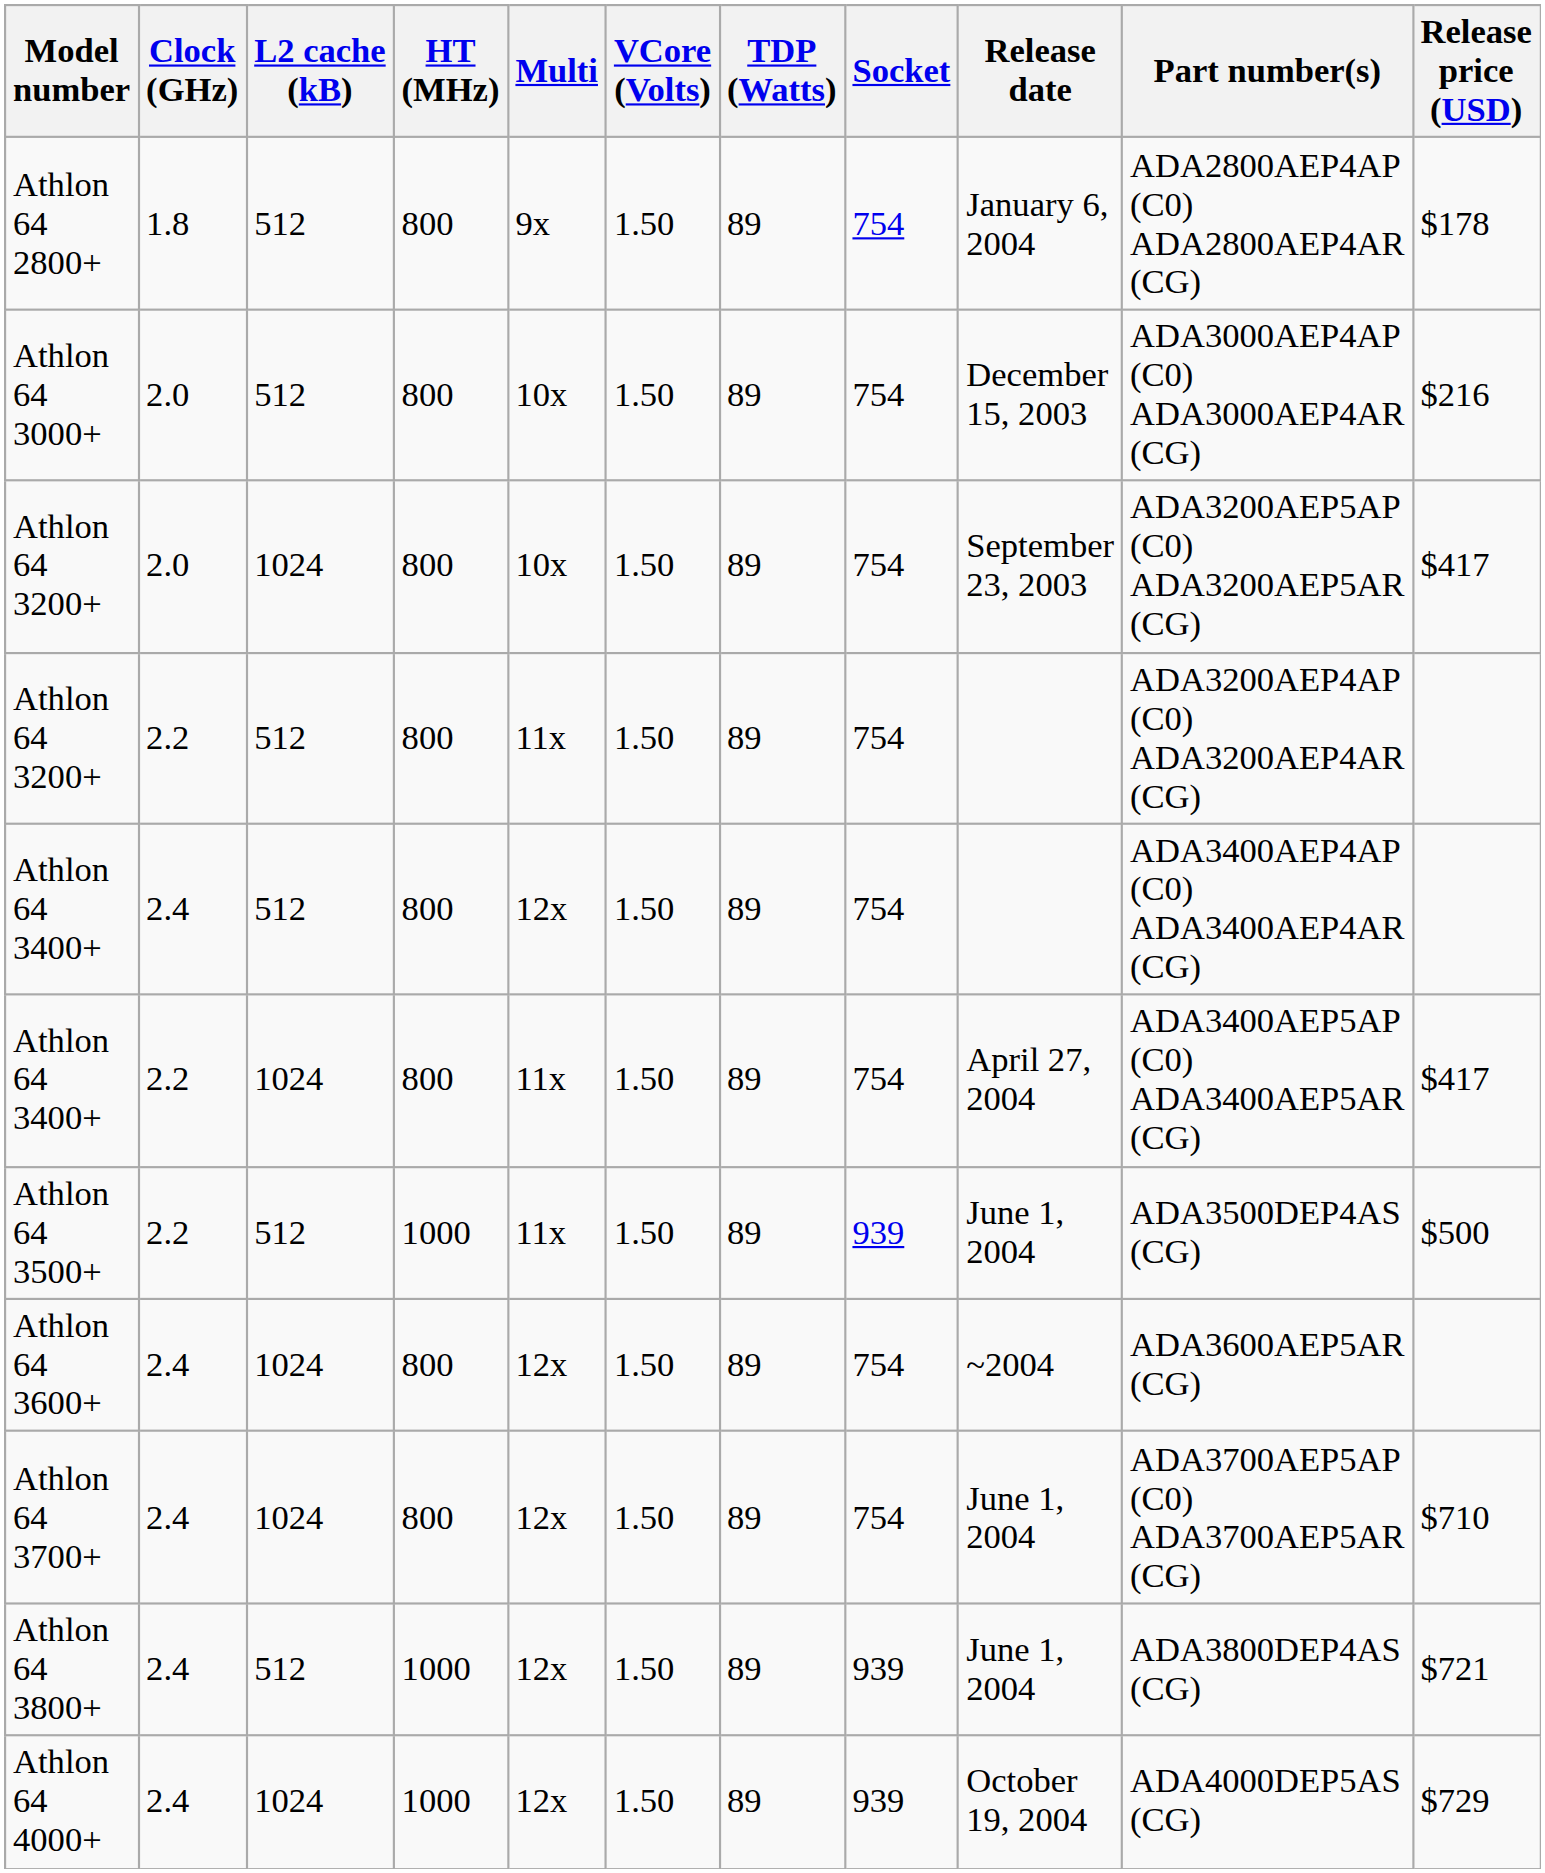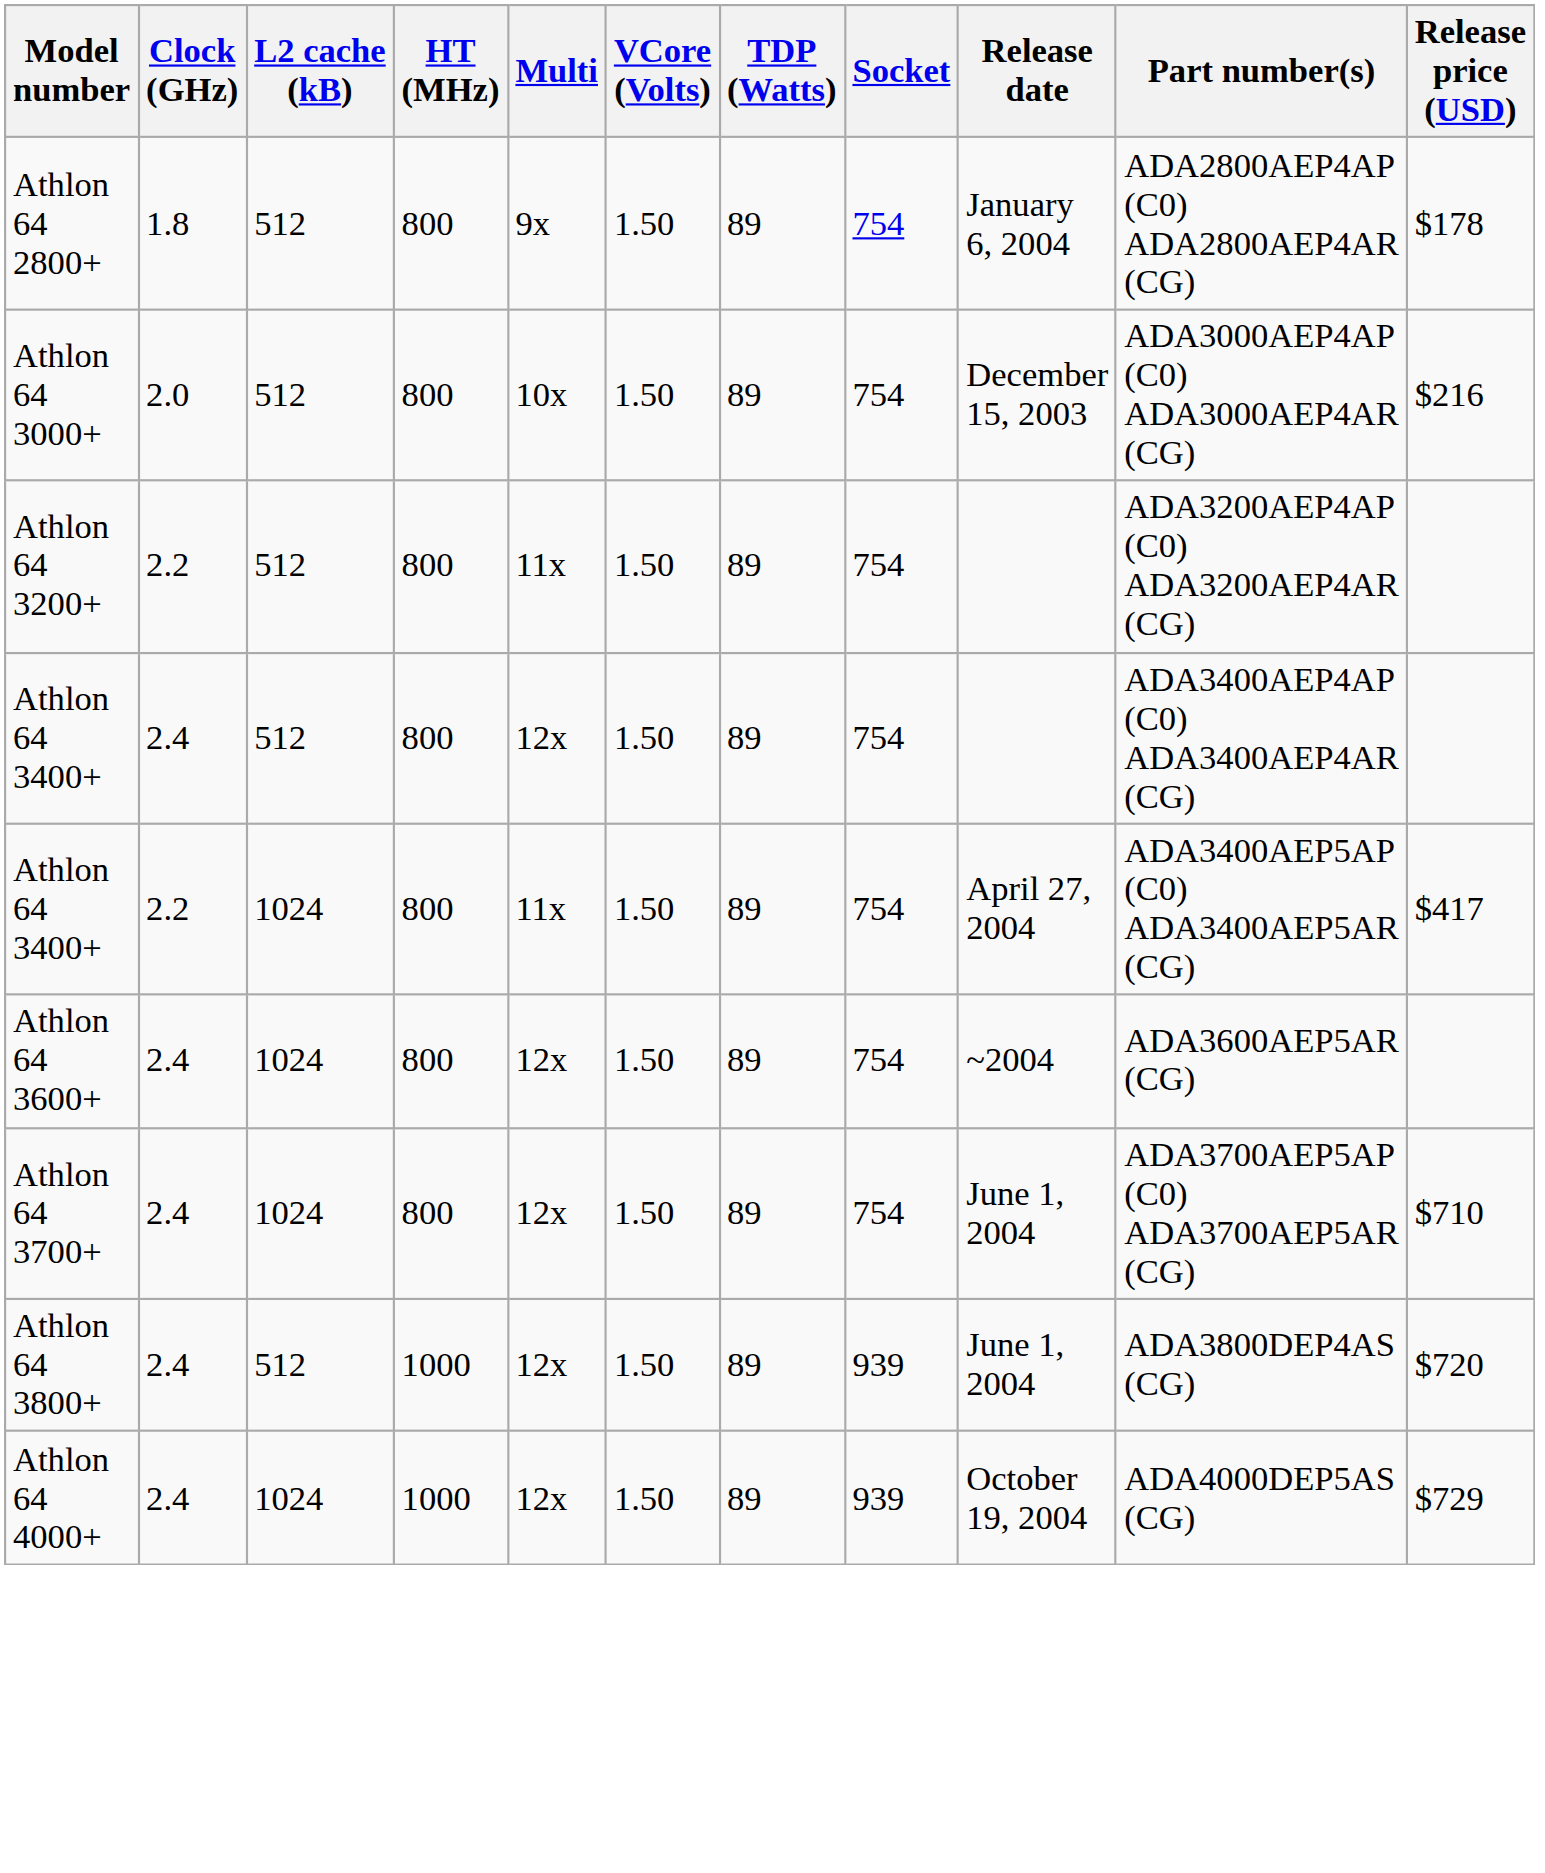- row: (61, 565)
- row: (61, 1232)
(1455, 1668) $721 -> (1449, 1364) $720
